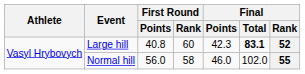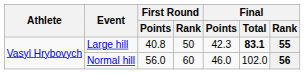(188, 45) 60 -> (188, 45) 50
(285, 45) 52 -> (285, 45) 55
(188, 61) 58 -> (188, 61) 60
(285, 61) 55 -> (285, 61) 56
